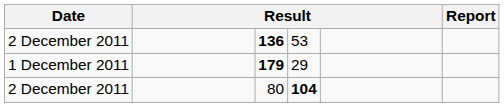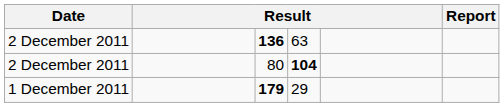(300, 41) 53 -> (300, 41) 63
rows swapped: (271, 65) <-> (275, 89)
